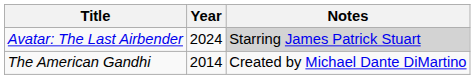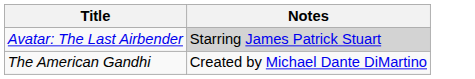- column: (206, 16)
